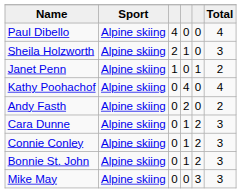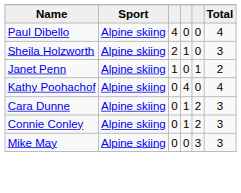- row: (37, 106)
- row: (48, 160)
